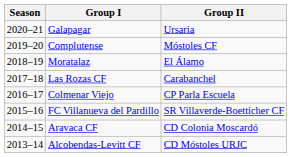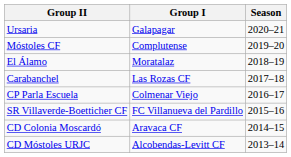columns swapped: (25, 12) <-> (224, 12)
